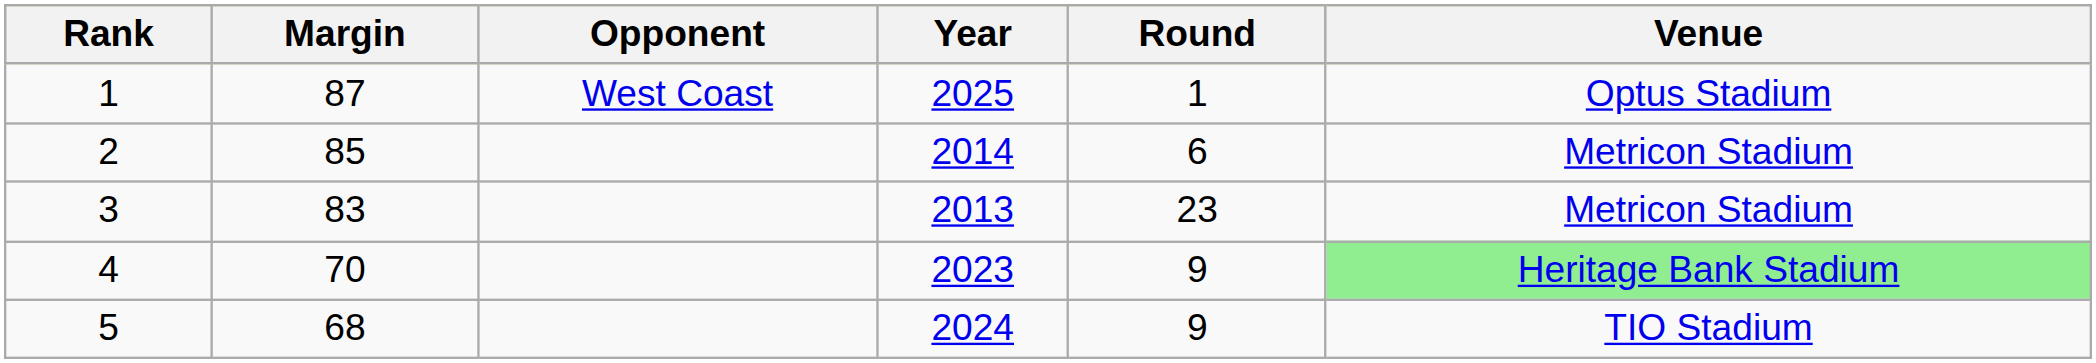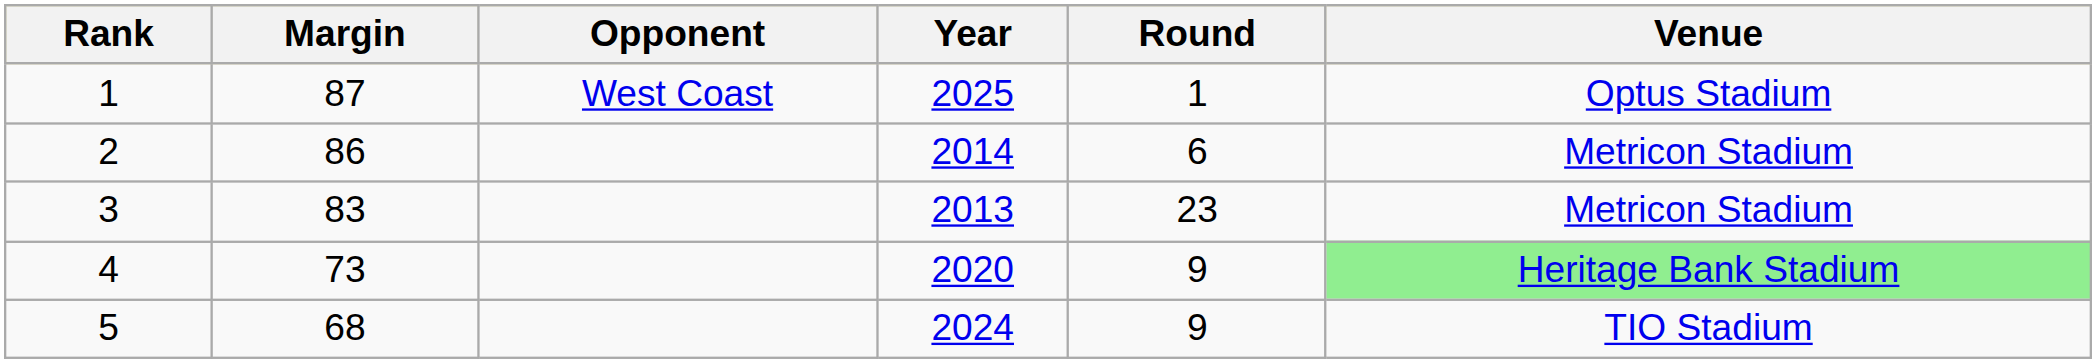(345, 151) 85 -> (345, 151) 86
(345, 269) 70 -> (345, 269) 73
(973, 269) 2023 -> (973, 269) 2020
